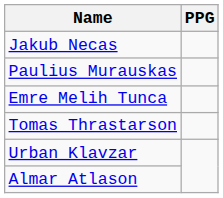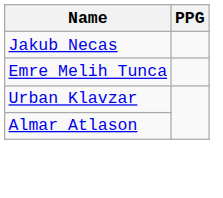- row: (93, 72)
- row: (93, 126)
